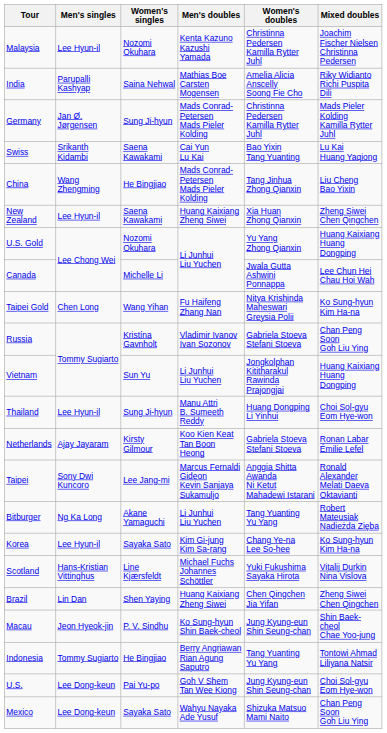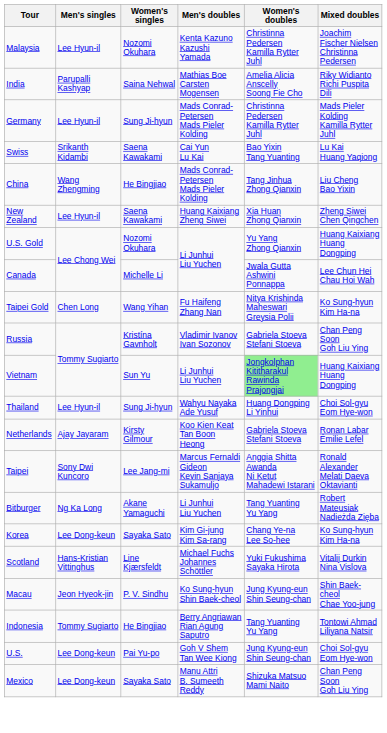(77, 120) Jan Ø. Jørgensen -> (79, 120) Lee Hyun-il
(270, 375) no background -> (270, 375) lightgreen background
(202, 412) Manu Attri B. Sumeeth Reddy -> (208, 407) Wahyu Nayaka Ade Yusuf
(79, 544) Lee Hyun-il -> (86, 535) Lee Dong-keun
- row: (17, 599)
(208, 712) Wahyu Nayaka Ade Yusuf -> (202, 680) Manu Attri B. Sumeeth Reddy
